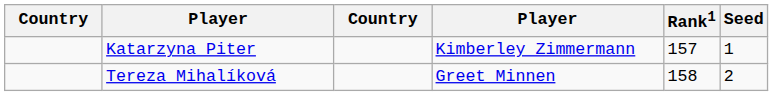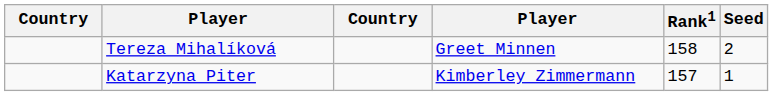rows swapped: (181, 50) <-> (191, 77)
